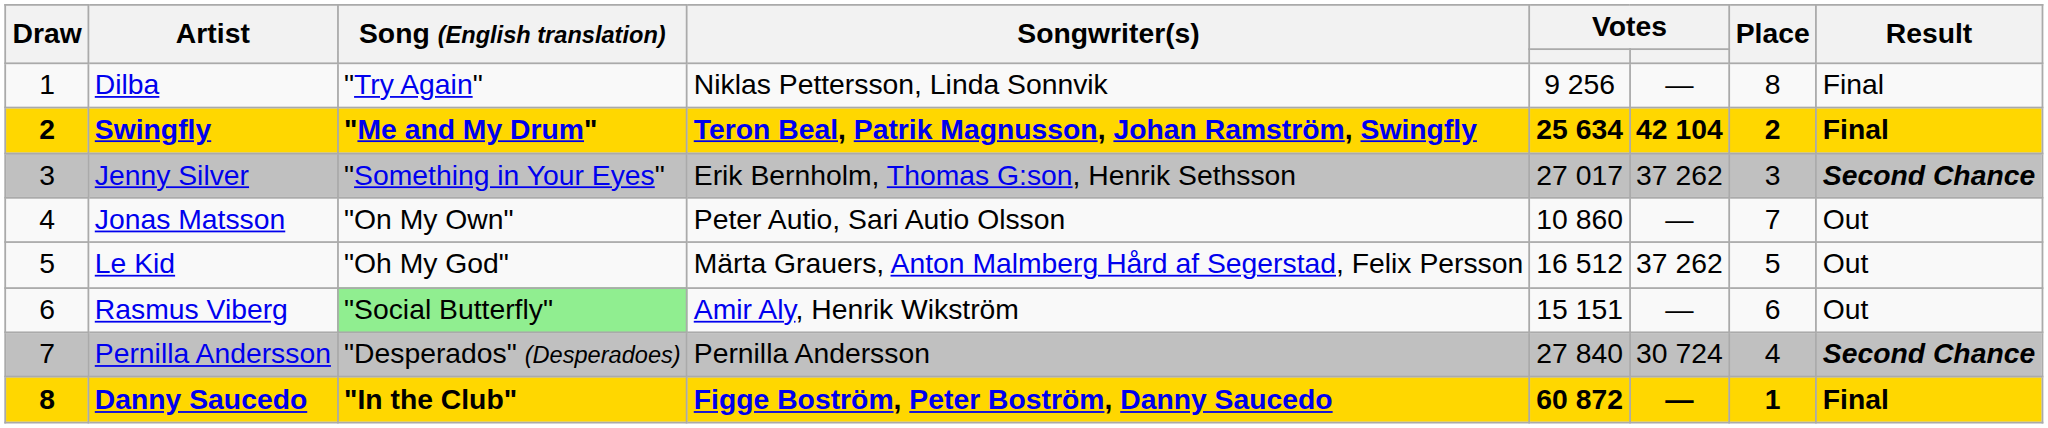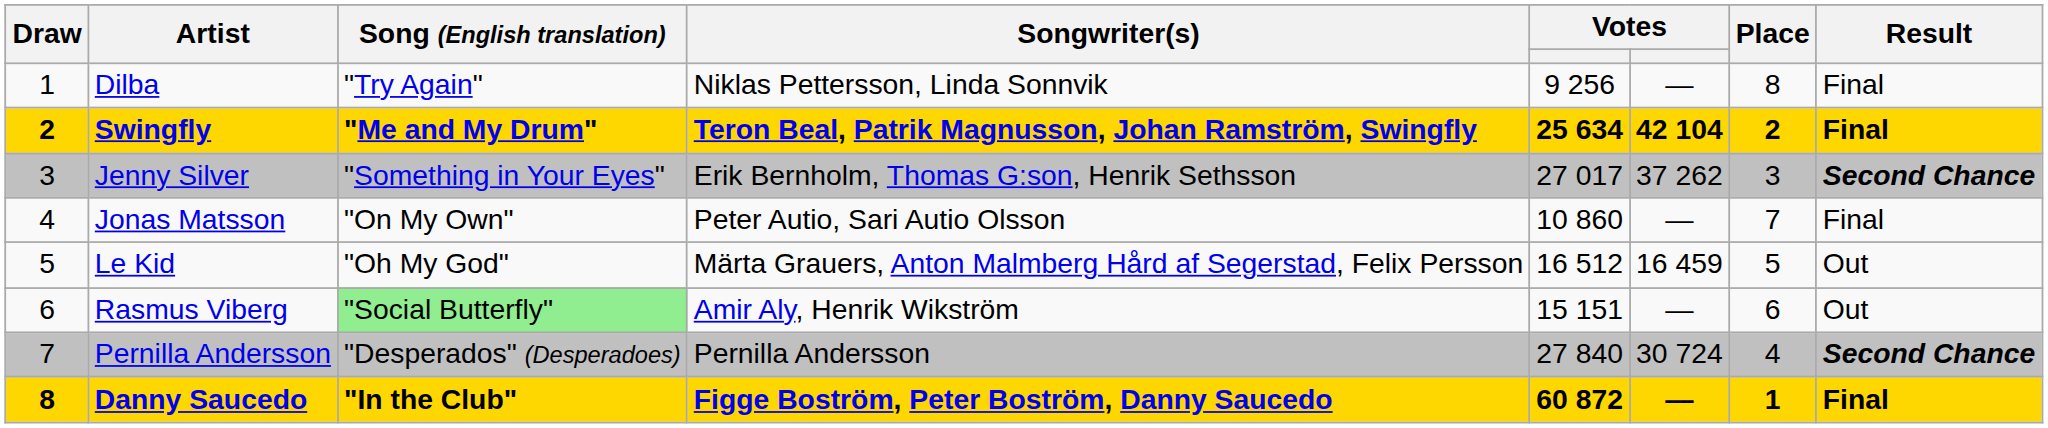(1846, 219) Out -> (1853, 219) Final
(1679, 264) 37 262 -> (1679, 264) 16 459
